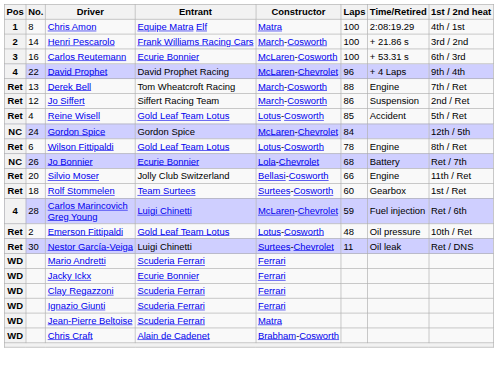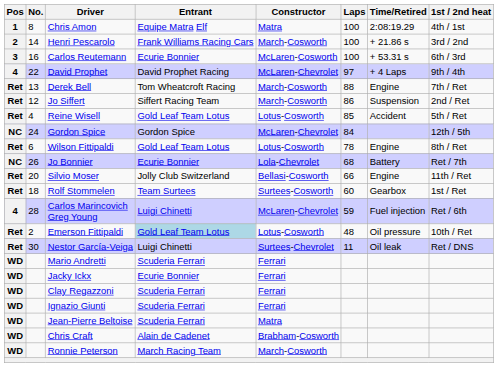(349, 72) 96 -> (349, 72) 97
(183, 231) no background -> (183, 231) lightblue background
+ row: (83, 351)
